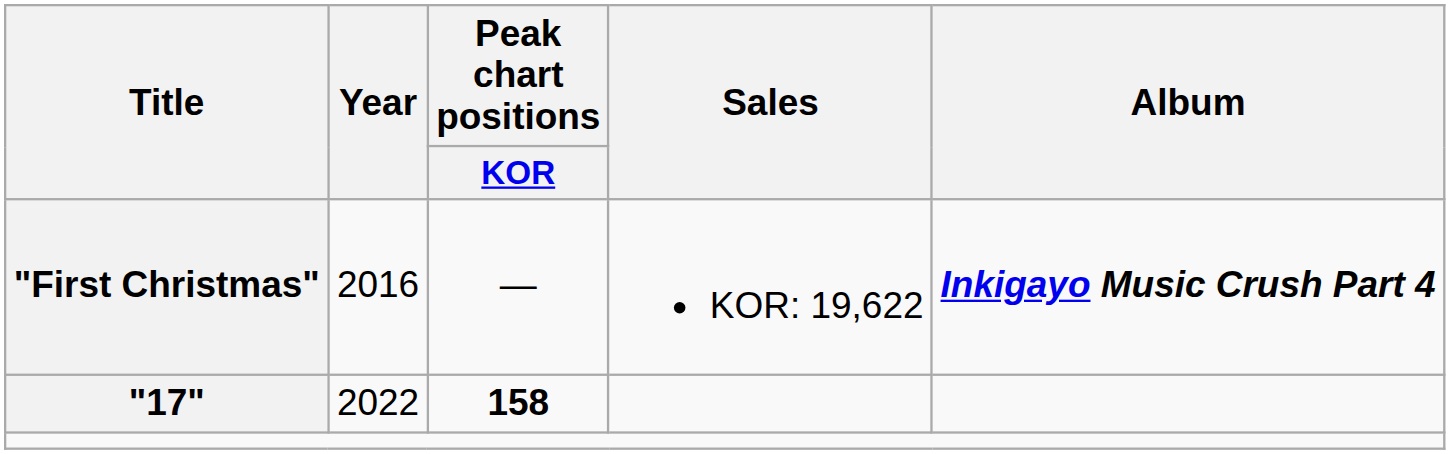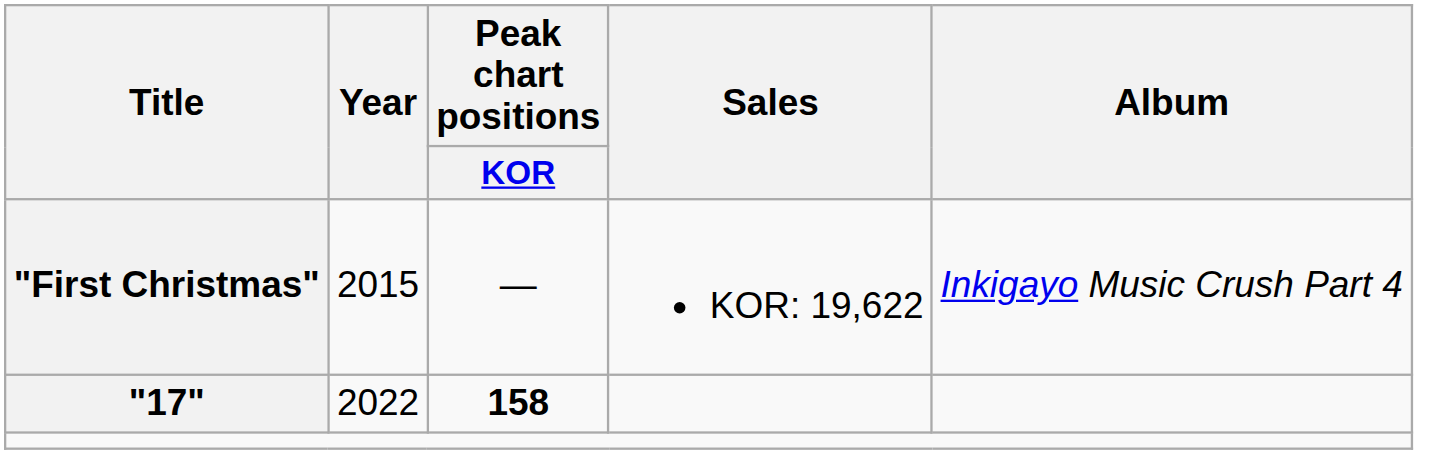(378, 285) 2016 -> (378, 285) 2015
(1188, 285) bold -> (1172, 285) normal
